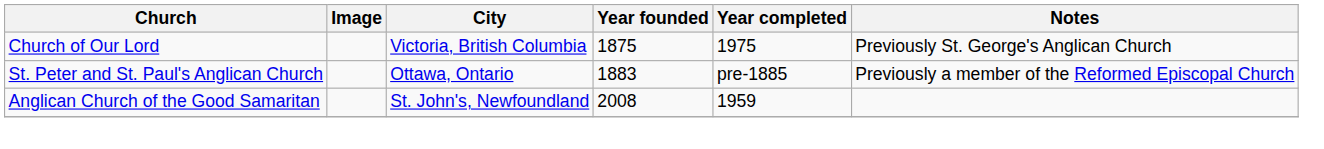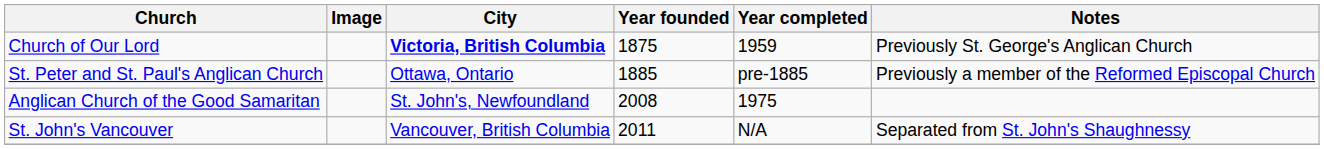(488, 46) normal -> (498, 46) bold
(737, 46) 1975 -> (757, 46) 1959
(617, 74) 1883 -> (638, 74) 1885
(737, 102) 1959 -> (757, 102) 1975
+ row: (91, 130)
